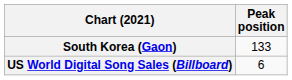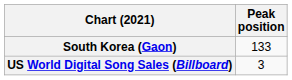(261, 65) 6 -> (261, 65) 3
